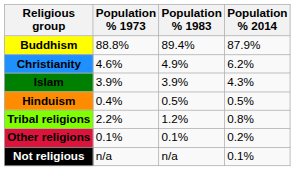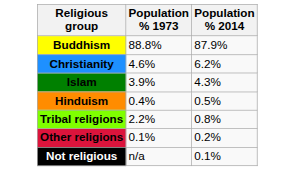- column: (192, 20)
